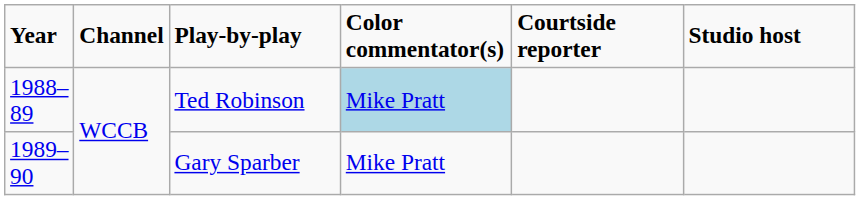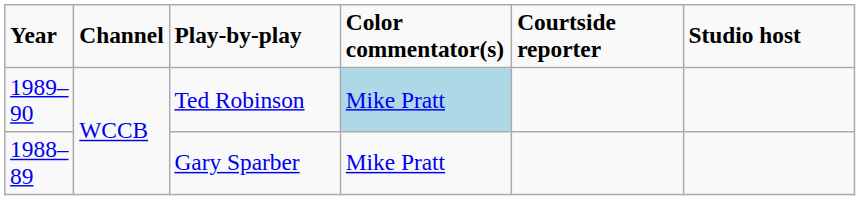(39, 99) 1988–89 -> (39, 99) 1989–90
(39, 162) 1989–90 -> (39, 162) 1988–89
